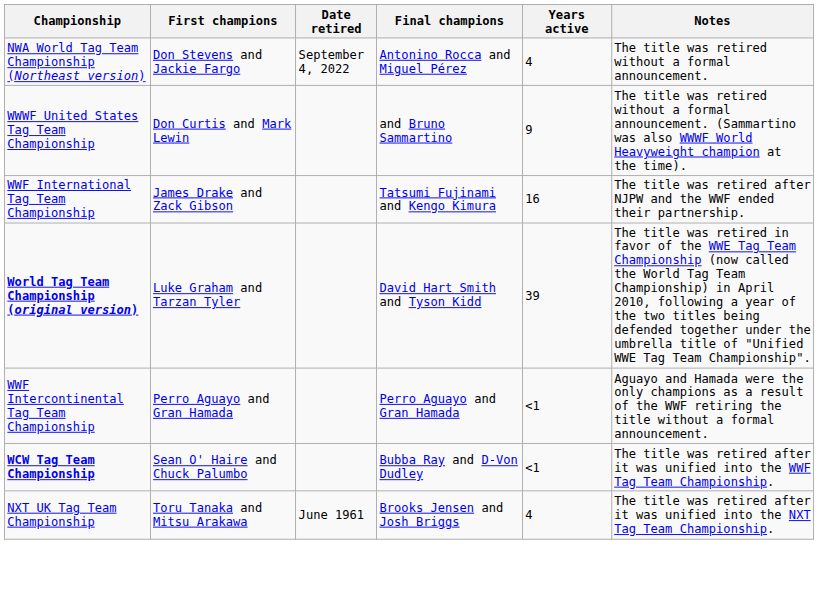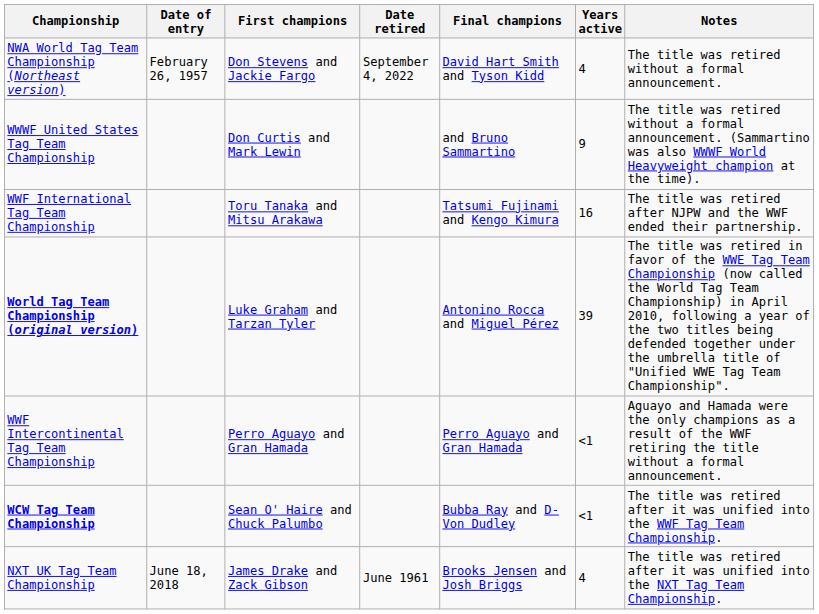+ column: (186, 21)
(445, 62) Antonino Rocca and Miguel Pérez -> (501, 69) David Hart Smith and Tyson Kidd
(208, 199) James Drake and Zack Gibson -> (283, 213) Toru Tanaka and Mitsu Arakawa
(438, 295) David Hart Smith and Tyson Kidd -> (501, 316) Antonino Rocca and Miguel Pérez
(208, 515) Toru Tanaka and Mitsu Arakawa -> (283, 578) James Drake and Zack Gibson
